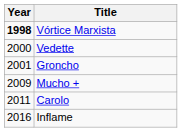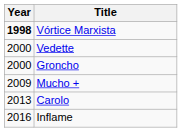(19, 65) 2001 -> (19, 65) 2000
(19, 100) 2011 -> (19, 100) 2013
